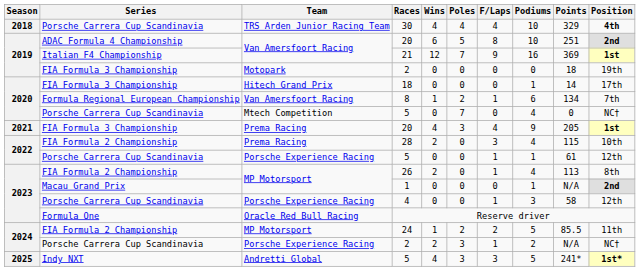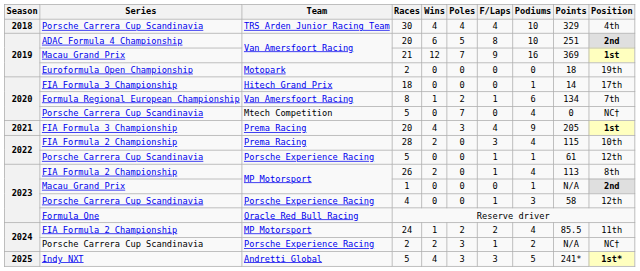(612, 26) bold -> (612, 26) normal
(102, 55) Italian F4 Championship -> (84, 55) Macau Grand Prix
(110, 70) FIA Formula 3 Championship -> (117, 70) Euroformula Open Championship
(533, 230) 5 -> (533, 230) 4
